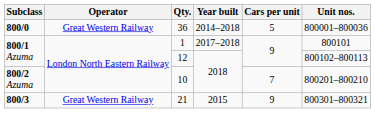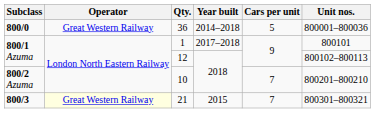(108, 100) no background -> (108, 100) lightyellow background
(272, 100) 9 -> (272, 100) 7
